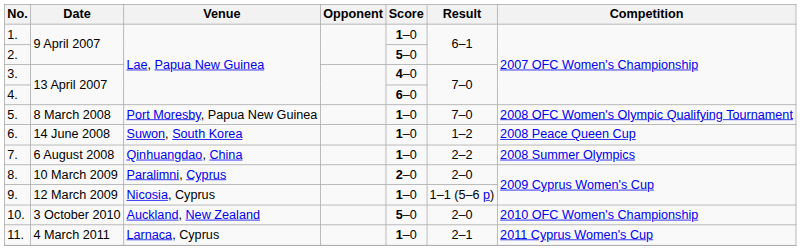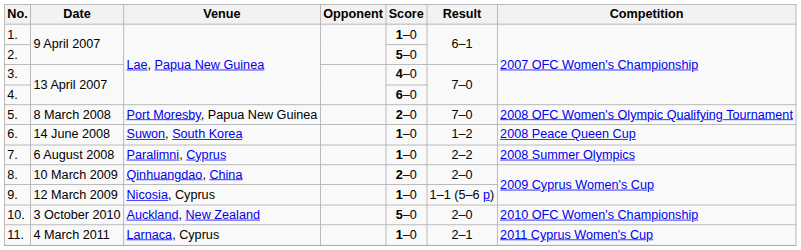(406, 114) 1–0 -> (406, 114) 2–0
(184, 154) Qinhuangdao, China -> (176, 154) Paralimni, Cyprus
(176, 174) Paralimni, Cyprus -> (184, 174) Qinhuangdao, China
